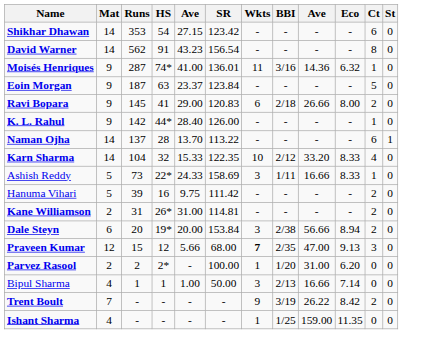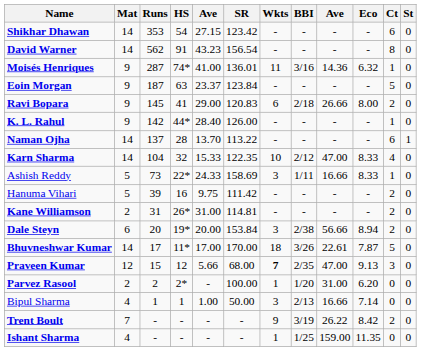(317, 157) 33.20 -> (335, 157) 47.00
+ row: (59, 247)
